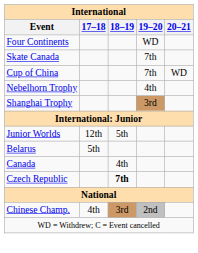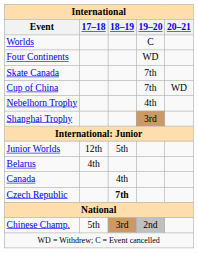+ row: (20, 42)
(94, 149) 5th -> (94, 164) 4th
(94, 210) 4th -> (94, 225) 5th
